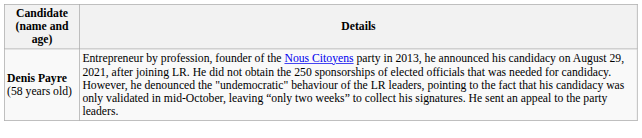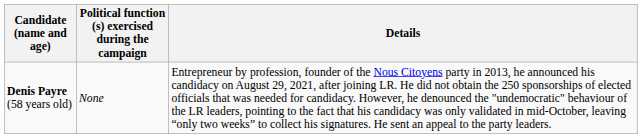+ column: (123, 33)
